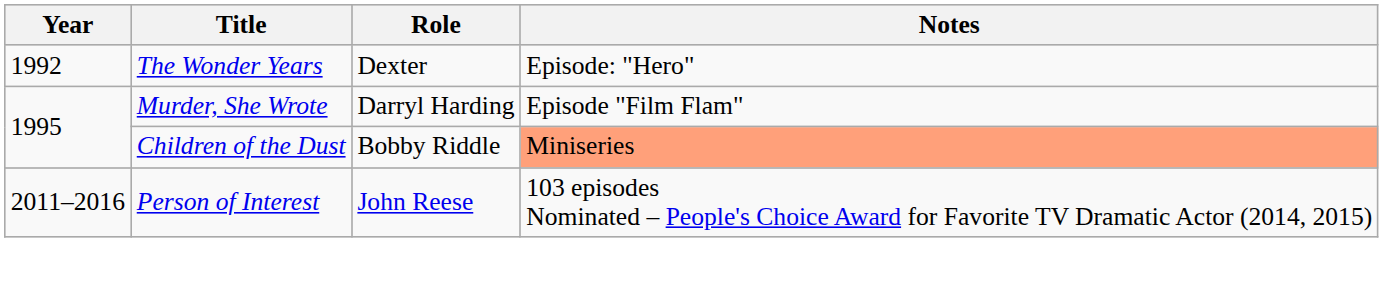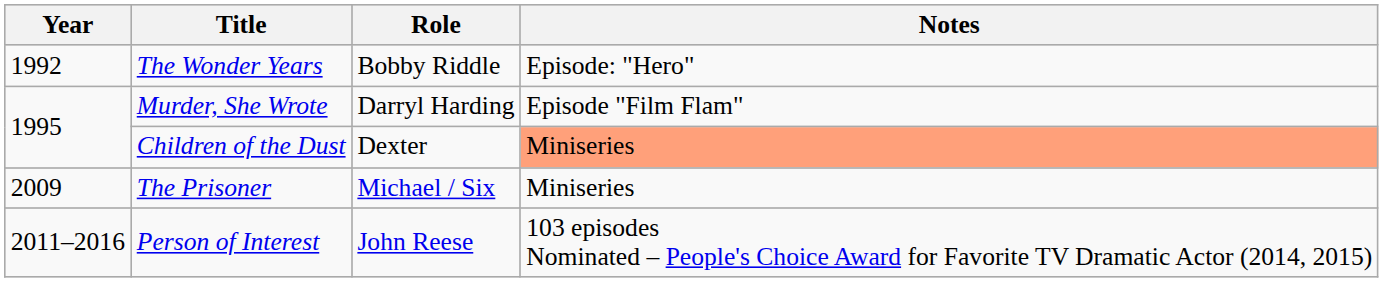(392, 65) Dexter -> (429, 65) Bobby Riddle
(429, 146) Bobby Riddle -> (392, 146) Dexter
+ row: (204, 187)
